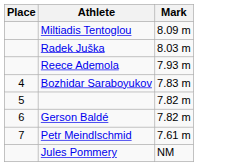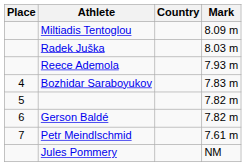+ column: (178, 13)
